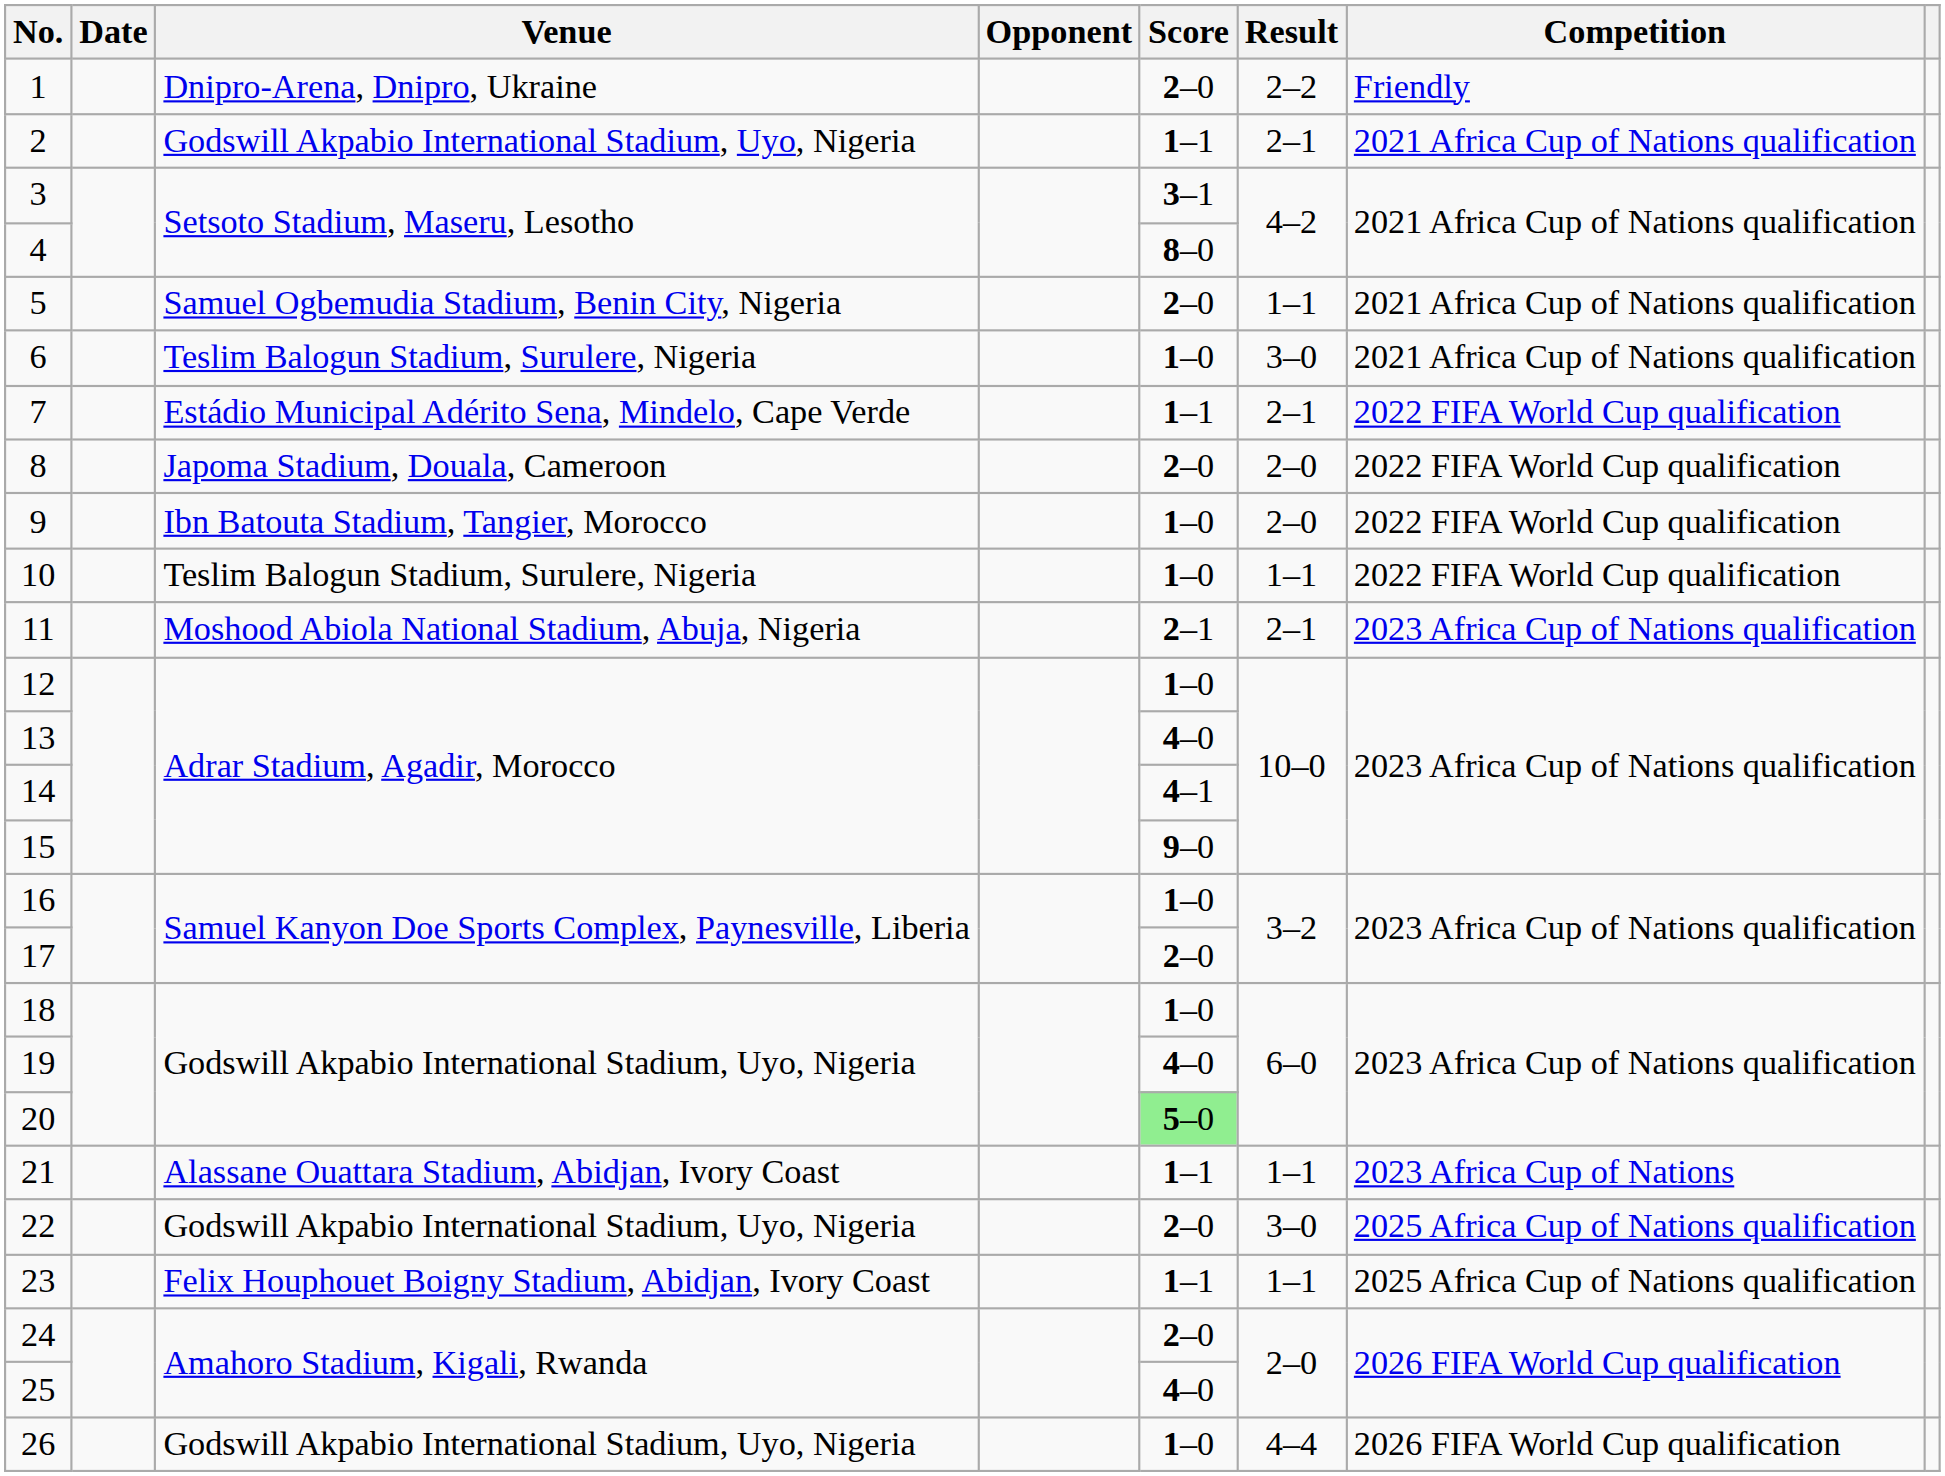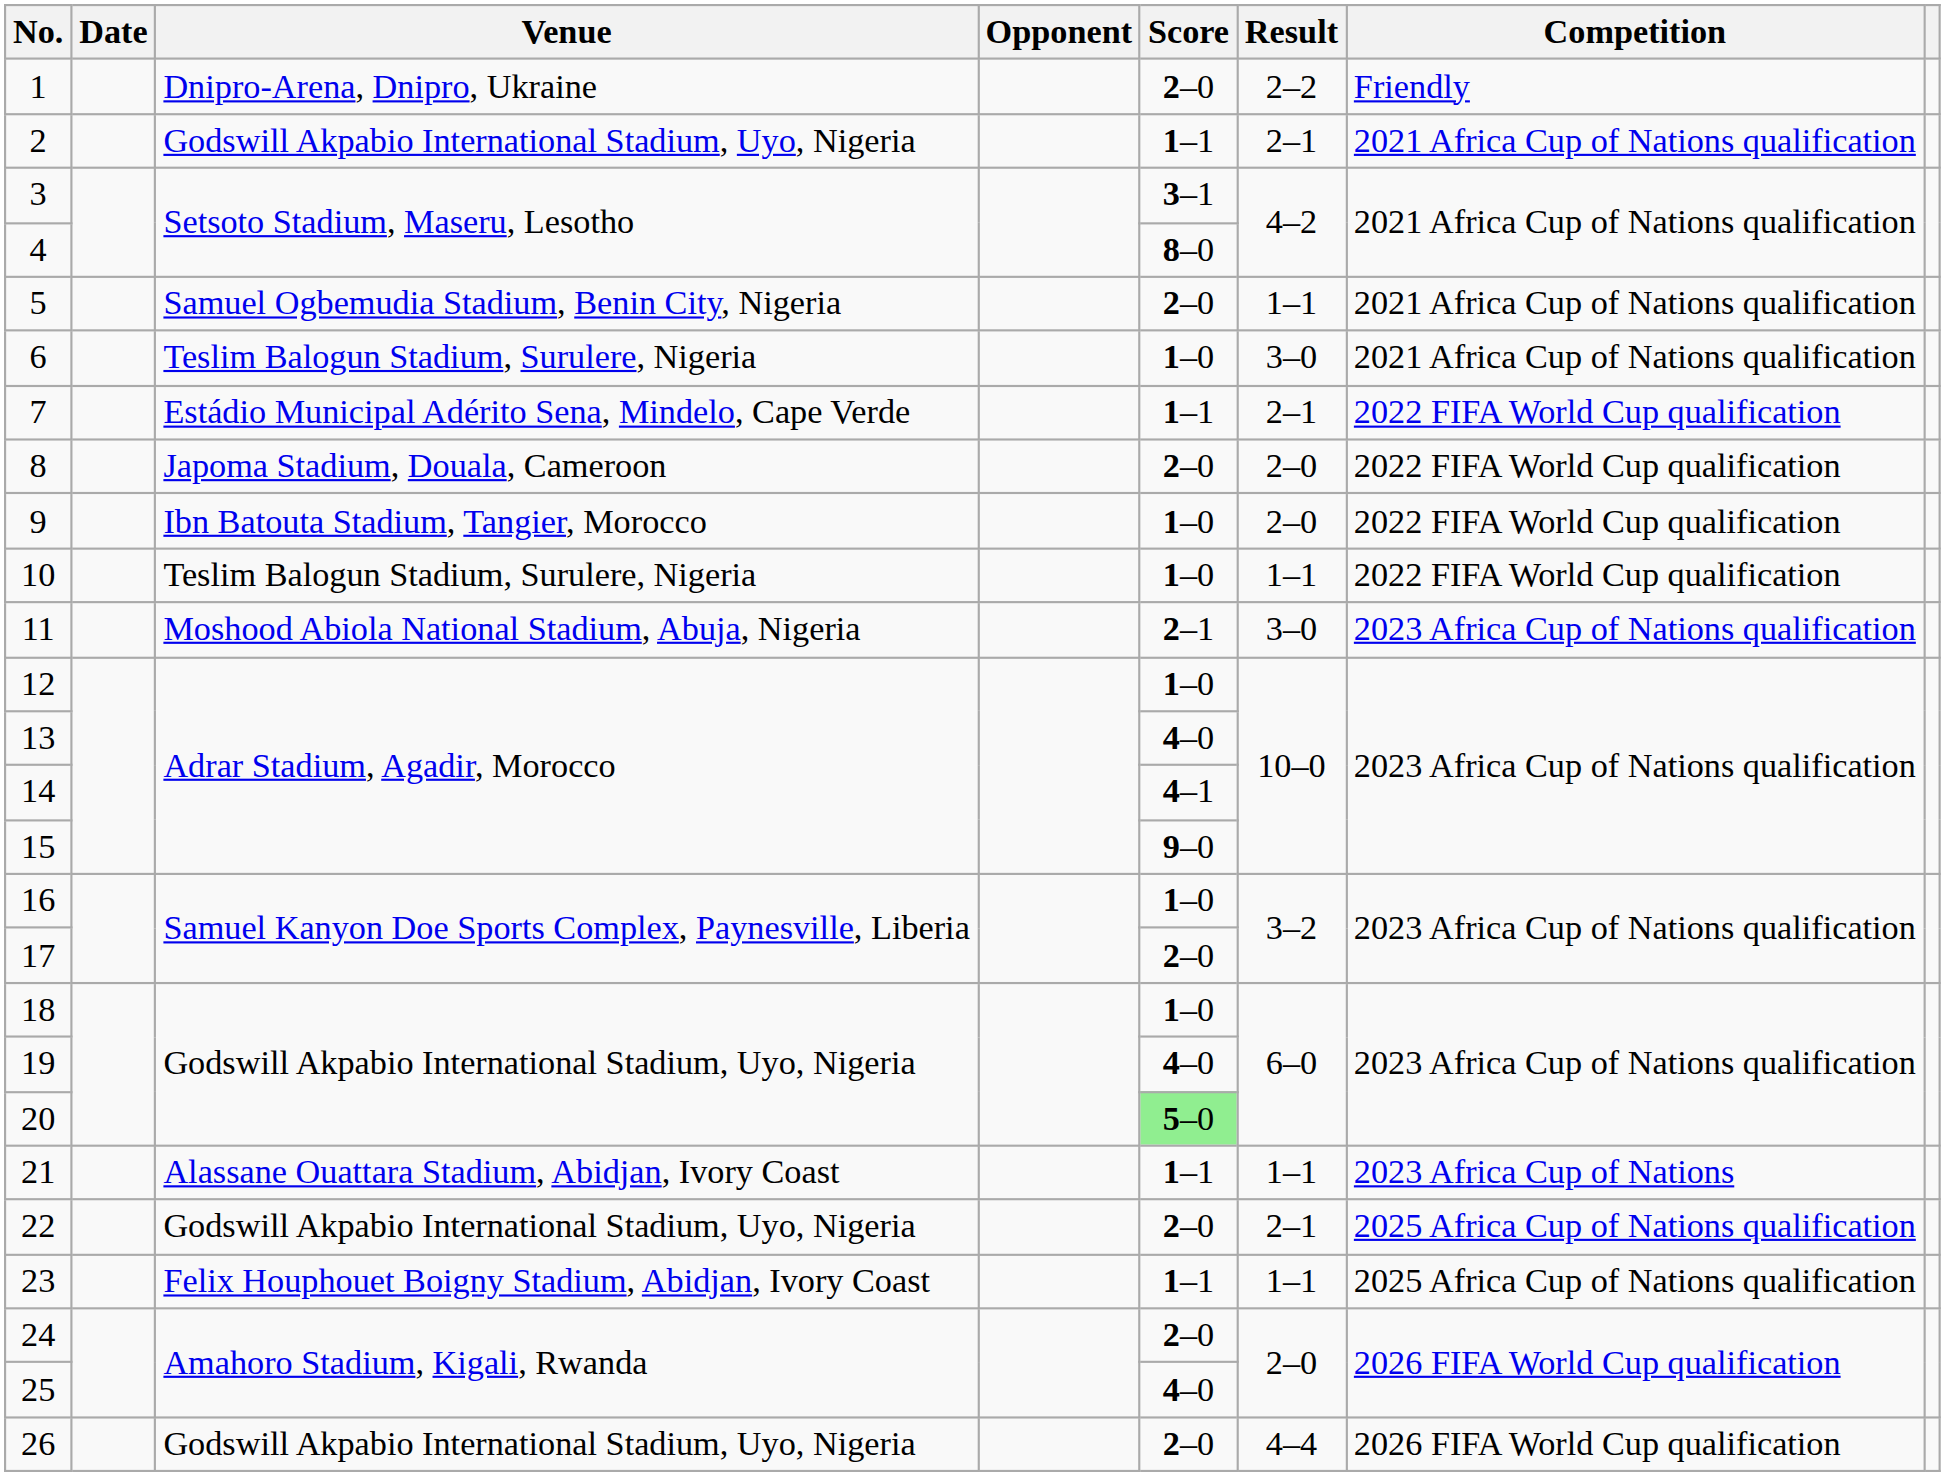(1291, 628) 2–1 -> (1291, 628) 3–0
(1291, 1226) 3–0 -> (1291, 1226) 2–1
(1188, 1443) 1–0 -> (1188, 1443) 2–0
